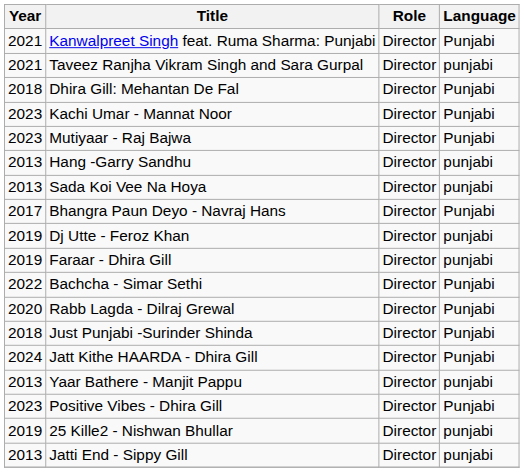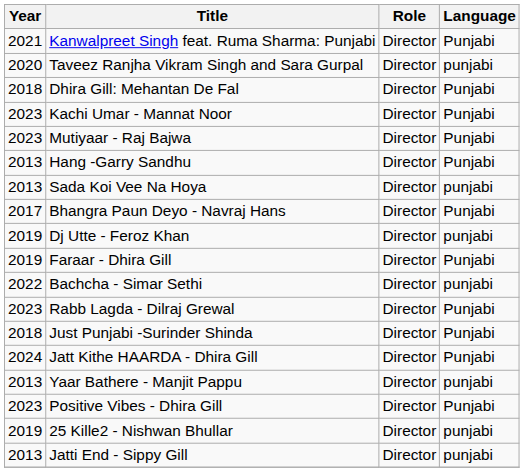(25, 65) 2021 -> (25, 65) 2020
(468, 162) punjabi -> (469, 162) Punjabi
(468, 260) punjabi -> (469, 260) Punjabi
(469, 284) Punjabi -> (468, 284) punjabi
(25, 308) 2020 -> (25, 308) 2023
